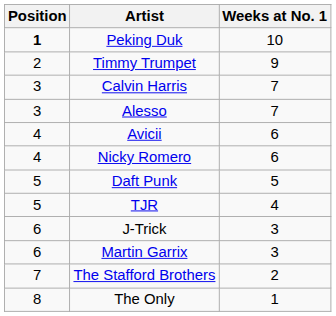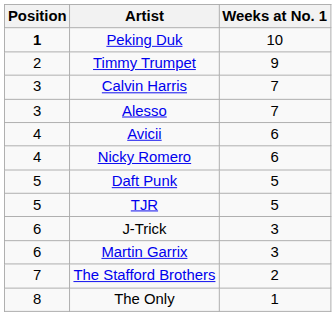(275, 205) 4 -> (275, 205) 5
